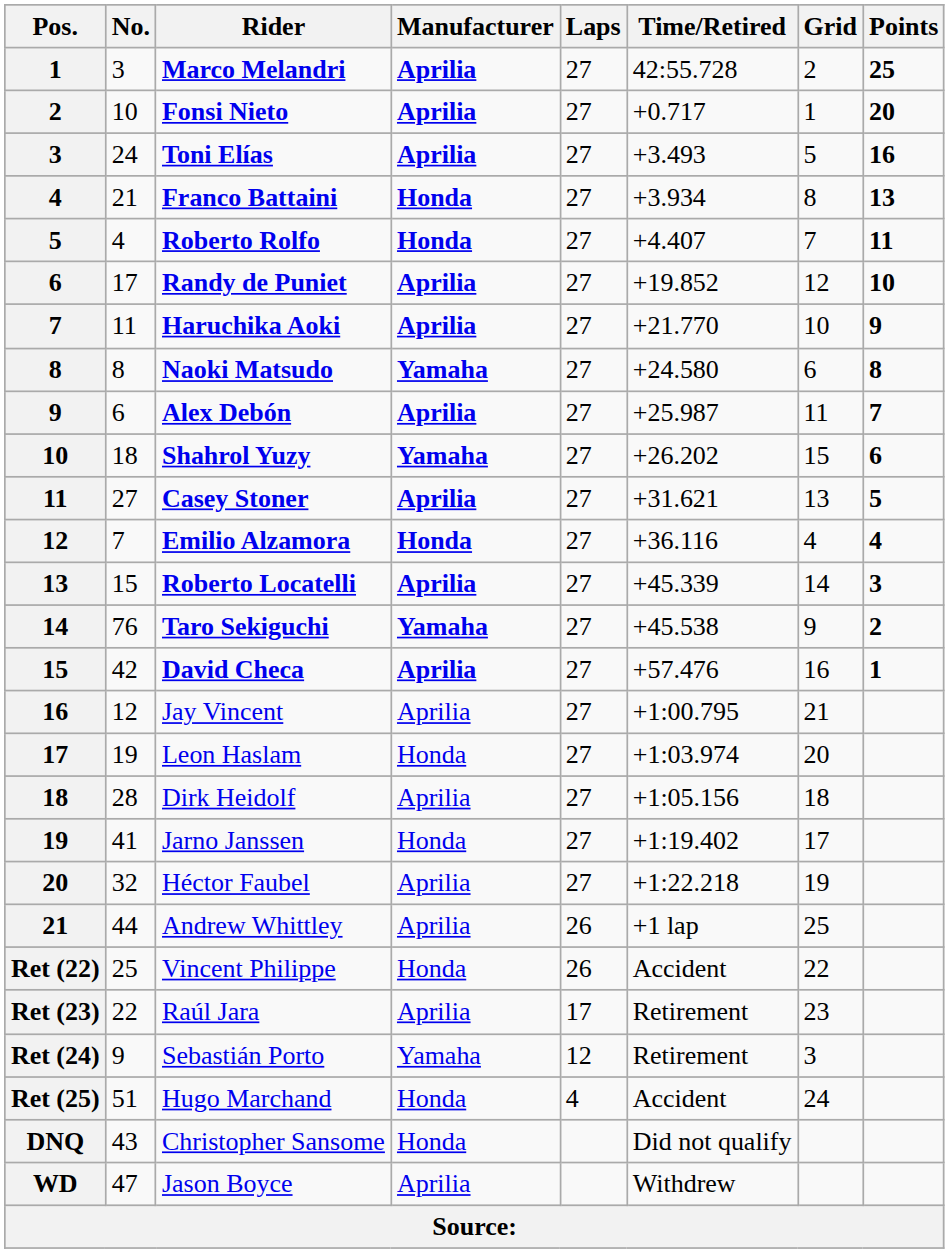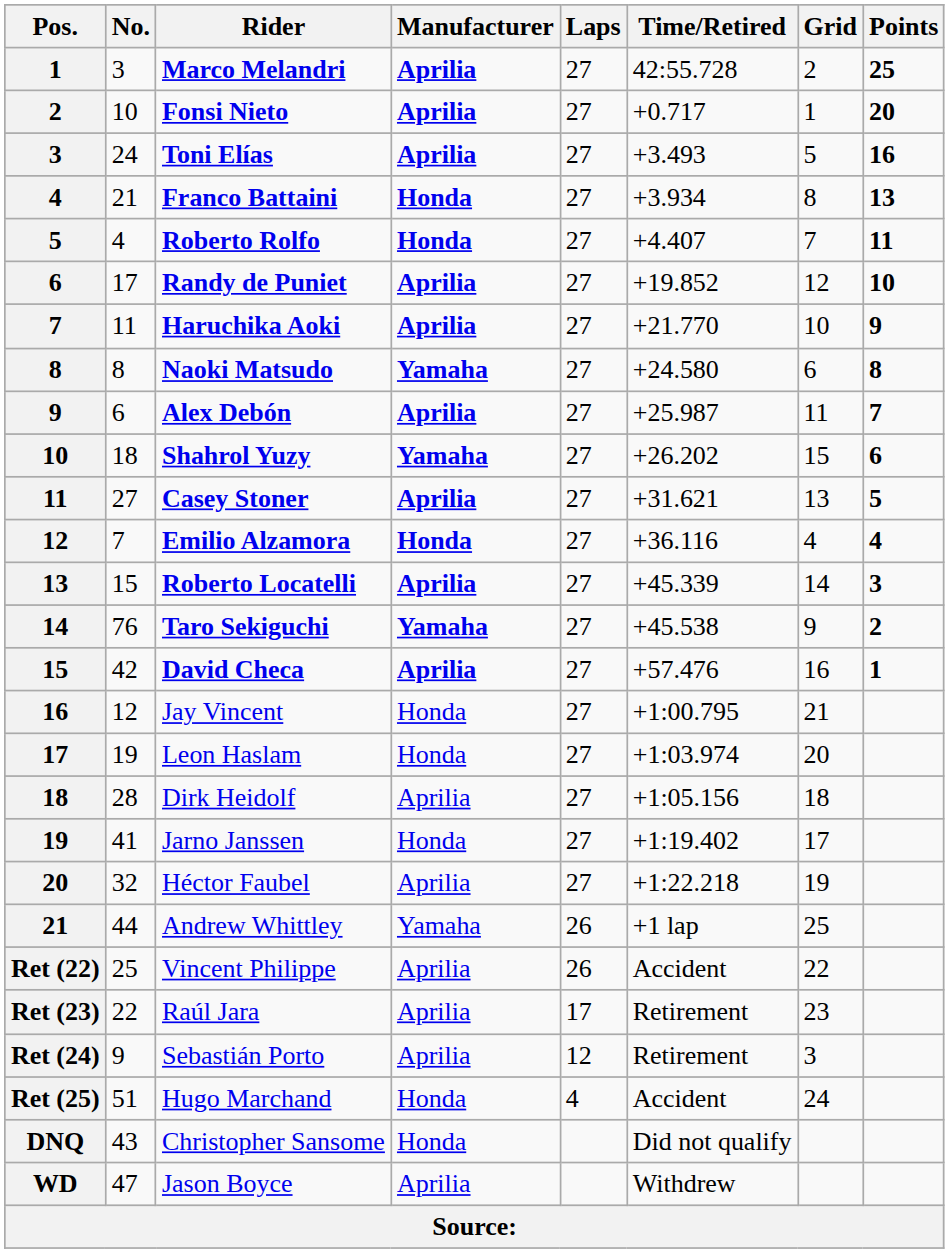(434, 711) Aprilia -> (432, 711) Honda
(434, 926) Aprilia -> (439, 926) Yamaha
(432, 968) Honda -> (434, 968) Aprilia
(439, 1054) Yamaha -> (434, 1054) Aprilia
